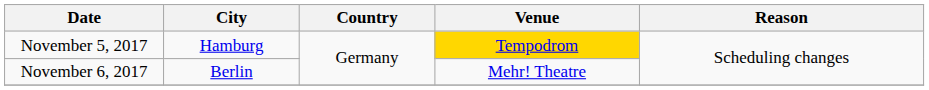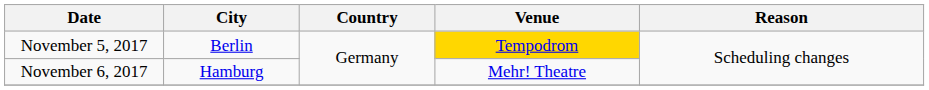(232, 44) Hamburg -> (232, 44) Berlin
(232, 71) Berlin -> (232, 71) Hamburg
